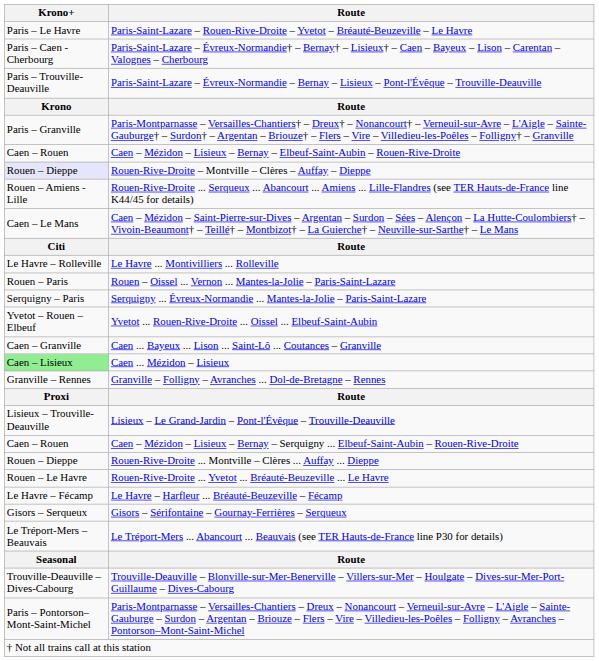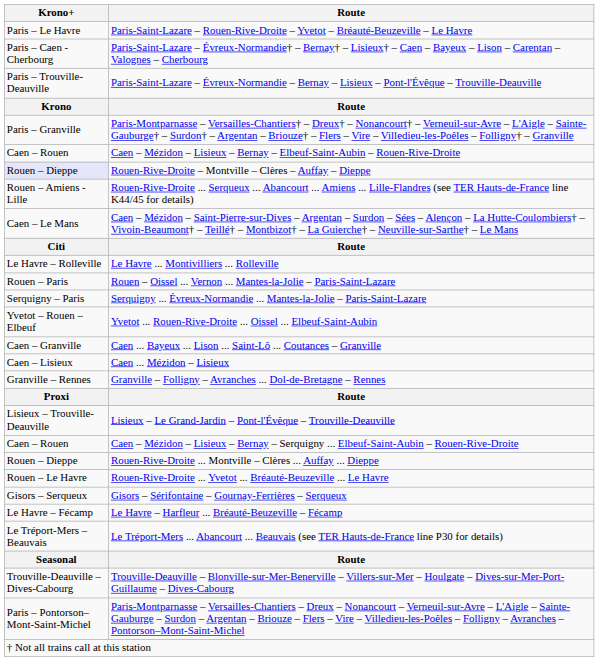(40, 362) lightgreen background -> (40, 362) no background
rows swapped: (227, 495) <-> (229, 512)
